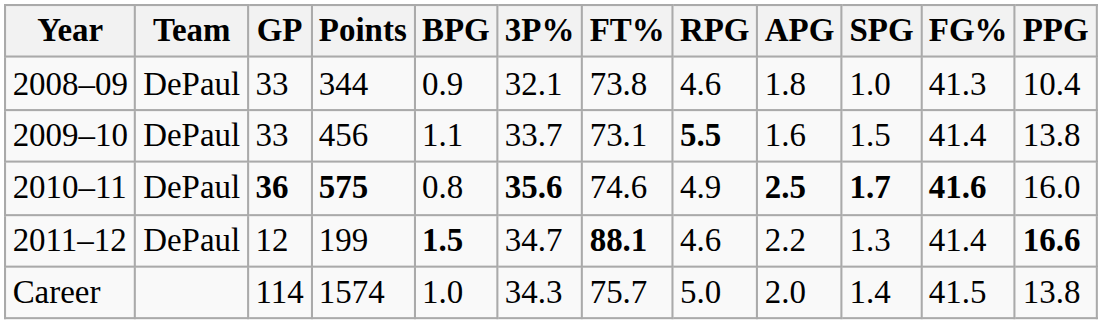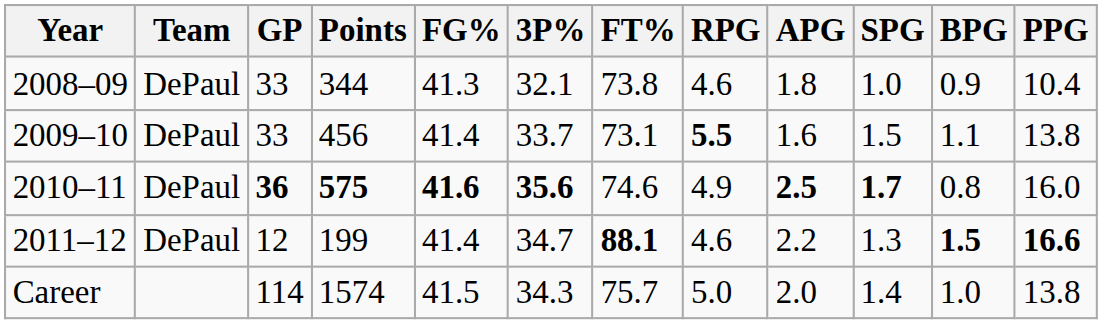columns swapped: (968, 30) <-> (456, 30)
